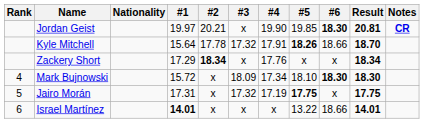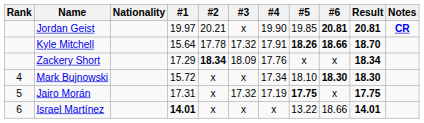(334, 28) 18.30 -> (334, 28) 20.81
(334, 45) normal -> (334, 45) bold
(243, 61) x -> (243, 61) 18.09
(243, 77) 18.09 -> (243, 77) x
